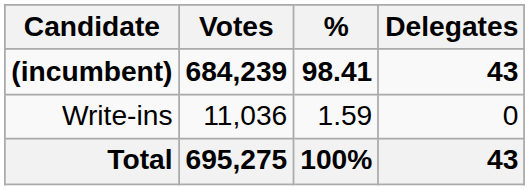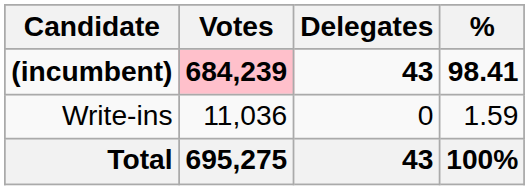columns swapped: (336, 26) <-> (452, 26)
(236, 71) no background -> (236, 71) pink background
